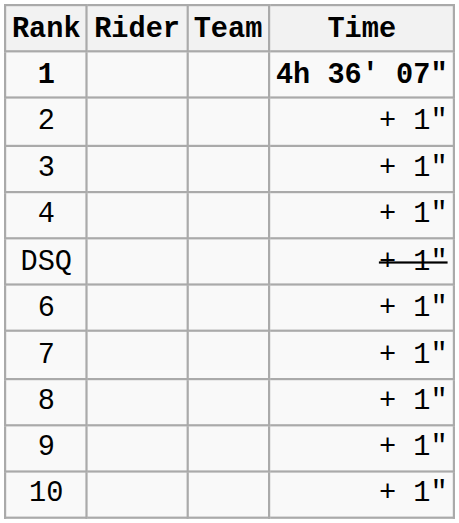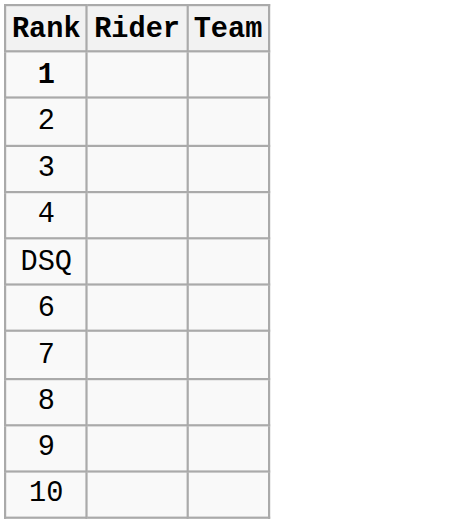- column: (362, 28)
